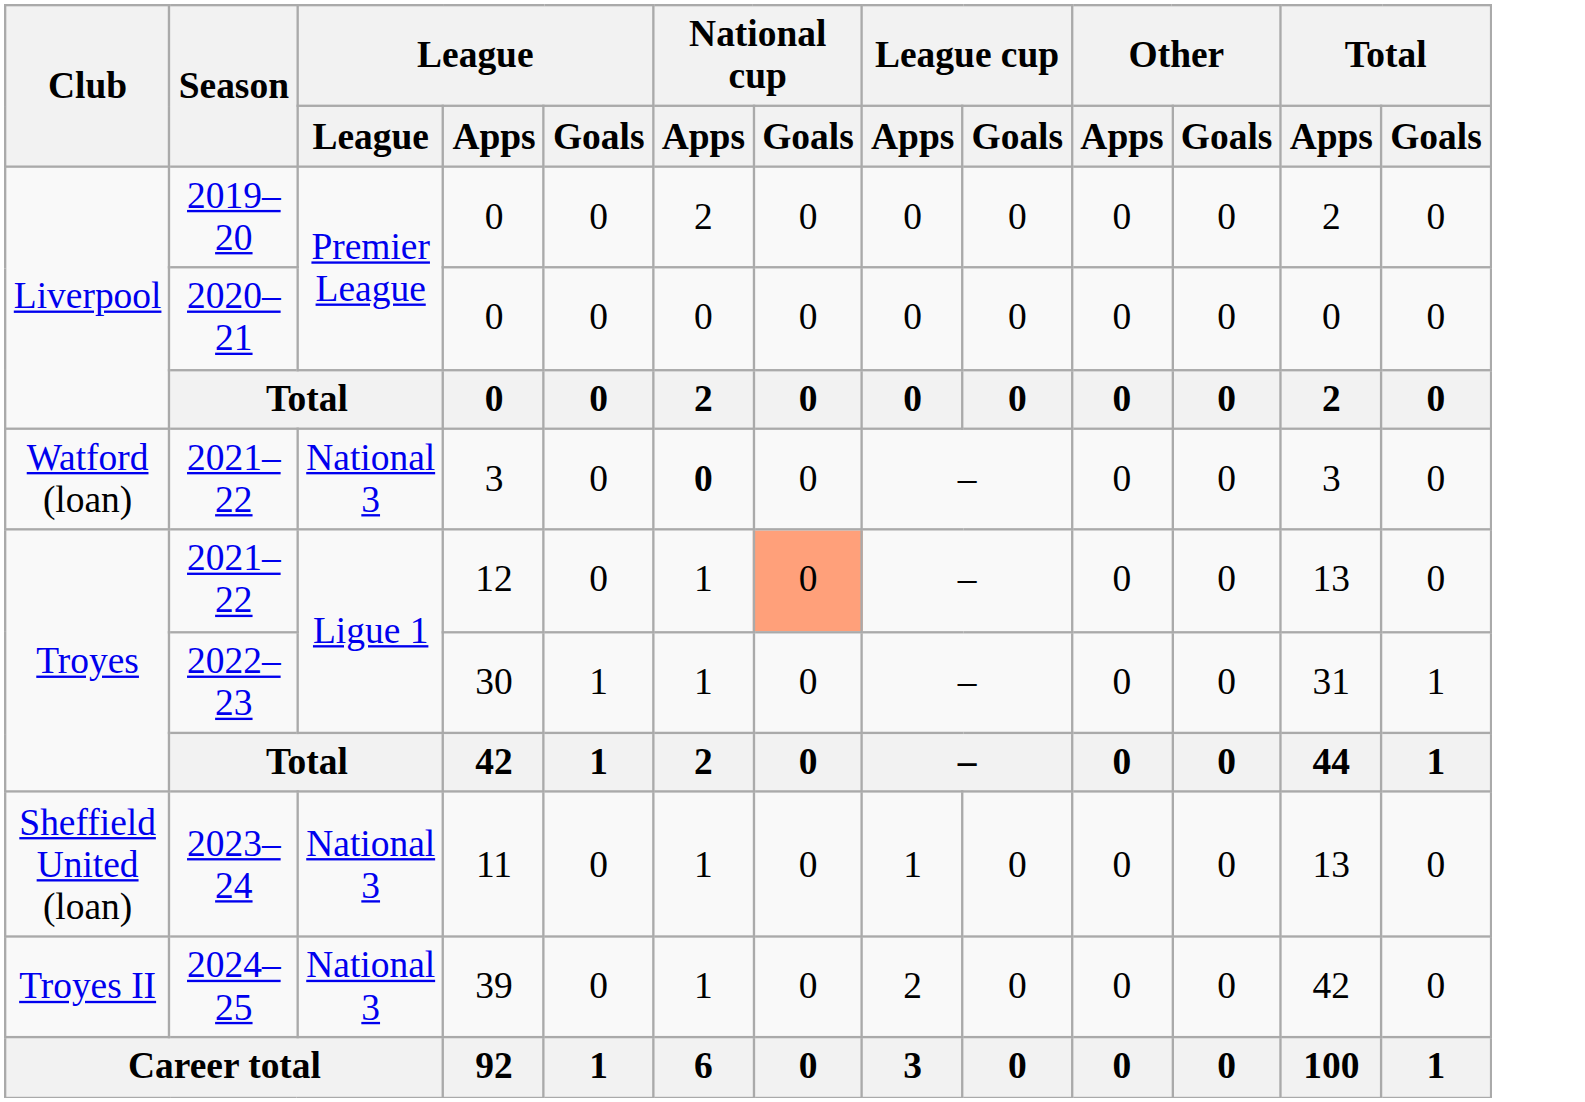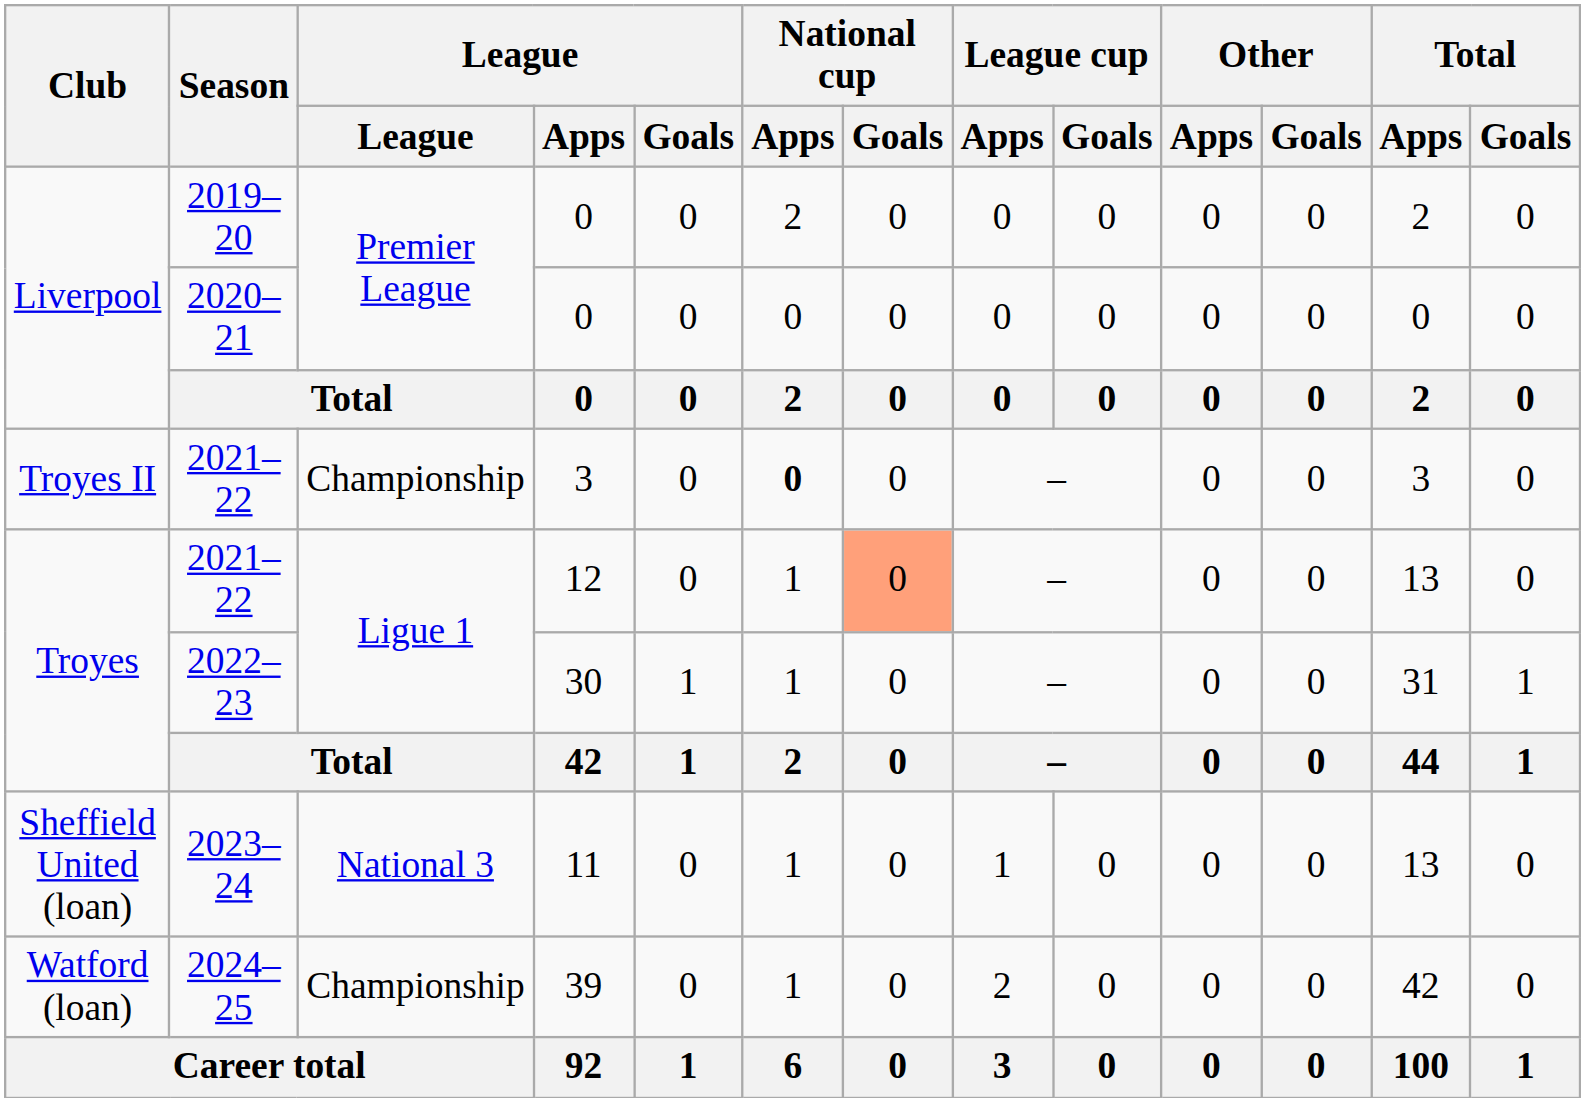(88, 478) Watford (loan) -> (88, 478) Troyes II
(371, 478) National 3 -> (415, 478) Championship
(88, 985) Troyes II -> (88, 985) Watford (loan)
(371, 985) National 3 -> (415, 985) Championship
